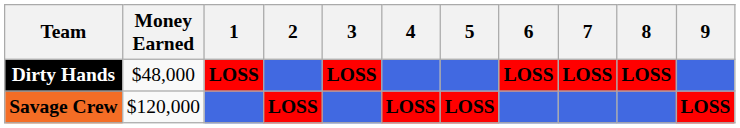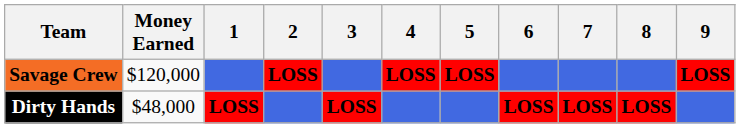rows swapped: (63, 75) <-> (63, 107)
